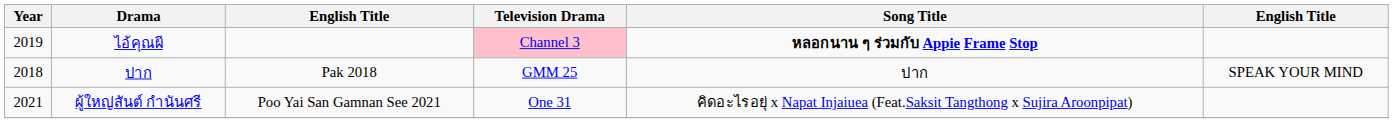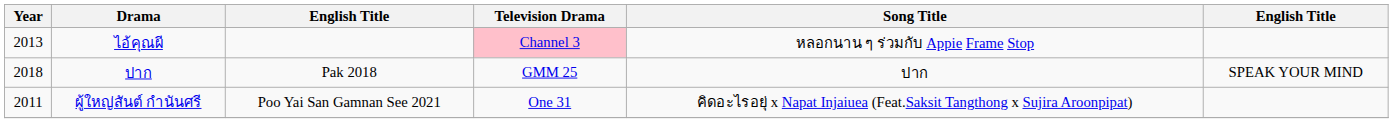(28, 42) 2019 -> (28, 42) 2013
(915, 43) bold -> (915, 43) normal
(28, 102) 2021 -> (28, 102) 2011
